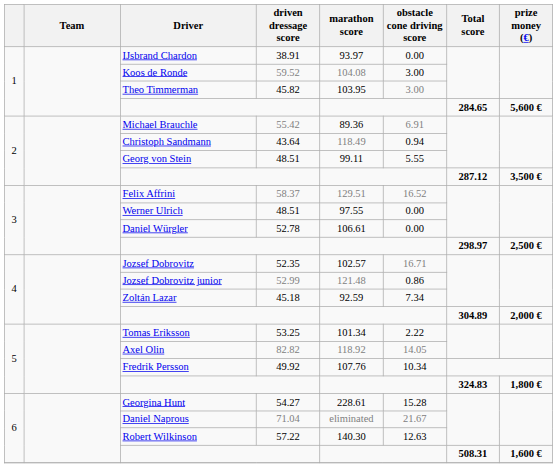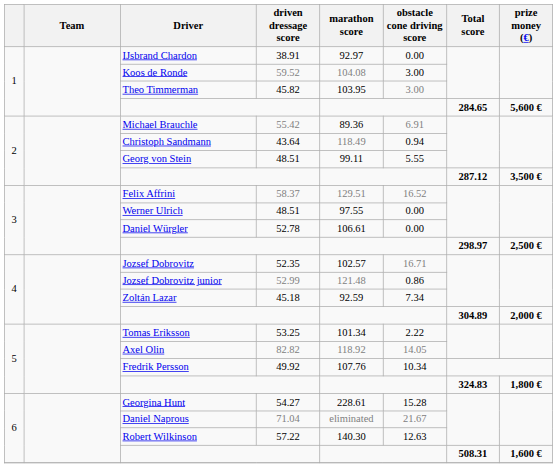(351, 55) 93.97 -> (351, 55) 92.97
